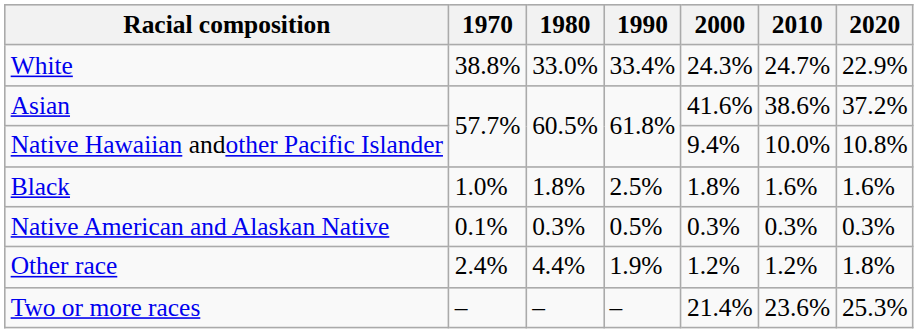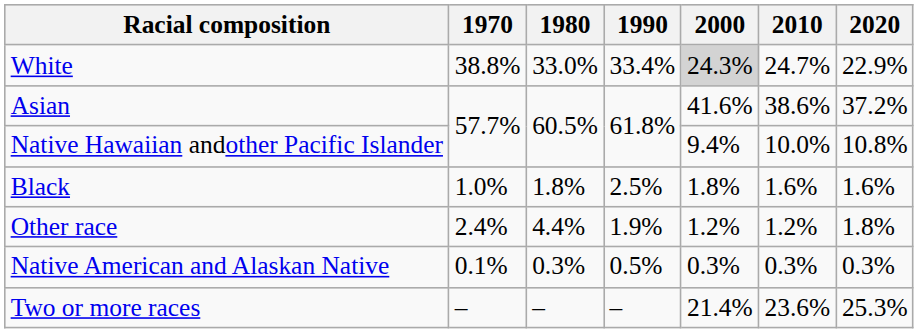(720, 65) no background -> (720, 65) lightgrey background
rows swapped: (200, 226) <-> (64, 266)
